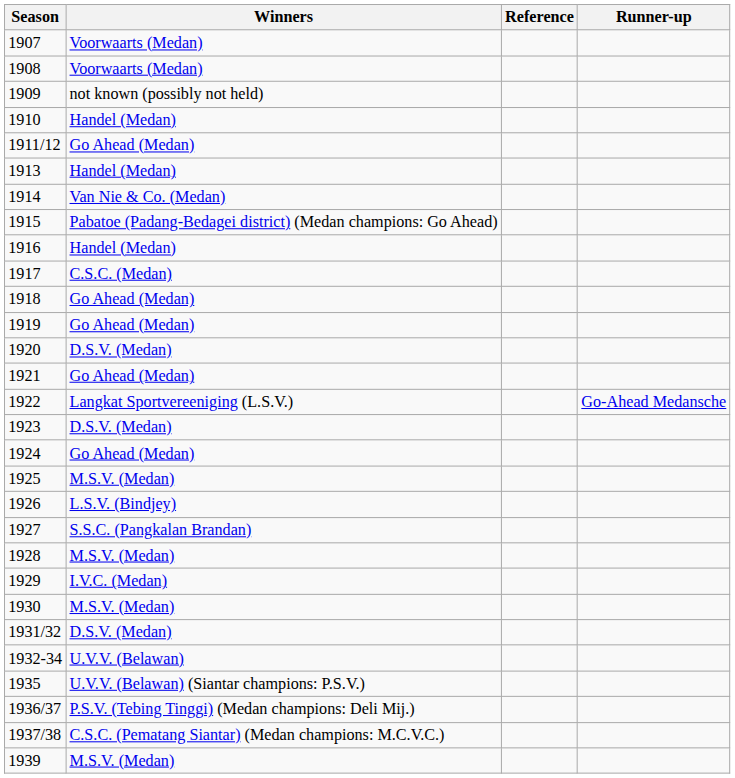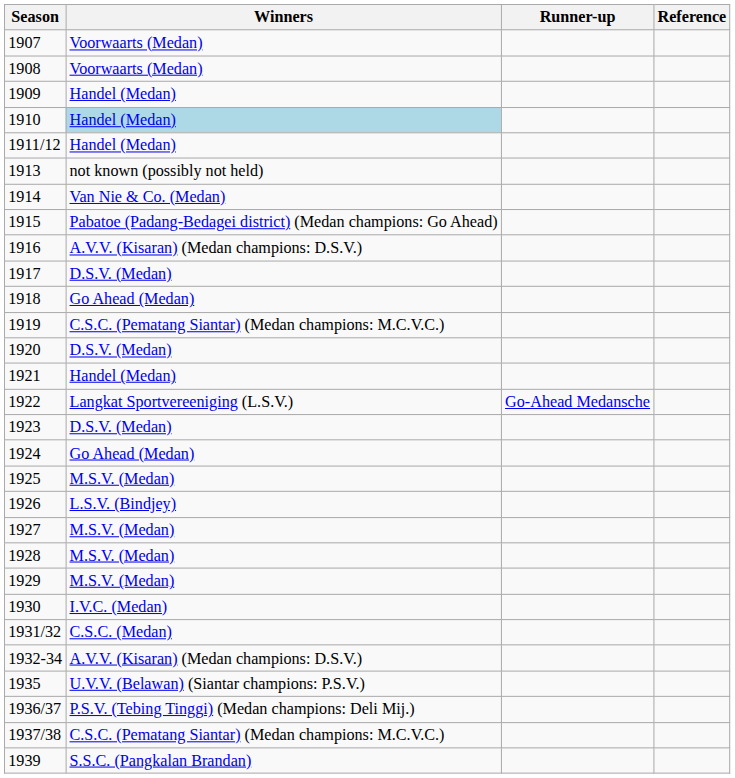columns swapped: (654, 17) <-> (539, 17)
(166, 94) not known (possibly not held) -> (123, 94) Handel (Medan)
(123, 119) no background -> (123, 119) lightblue background
(132, 145) Go Ahead (Medan) -> (123, 145) Handel (Medan)
(123, 171) Handel (Medan) -> (166, 171) not known (possibly not held)
(123, 247) Handel (Medan) -> (216, 247) A.V.V. (Kisaran) (Medan champions: D.S.V.)
(121, 273) C.S.C. (Medan) -> (121, 273) D.S.V. (Medan)
(132, 324) Go Ahead (Medan) -> (257, 324) C.S.C. (Pematang Siantar) (Medan champions: M.C.V.C.)
(132, 376) Go Ahead (Medan) -> (123, 376) Handel (Medan)
(160, 529) S.S.C. (Pangkalan Brandan) -> (122, 529) M.S.V. (Medan)
(118, 581) I.V.C. (Medan) -> (122, 581) M.S.V. (Medan)
(122, 606) M.S.V. (Medan) -> (118, 606) I.V.C. (Medan)
(121, 632) D.S.V. (Medan) -> (121, 632) C.S.C. (Medan)
(127, 658) U.V.V. (Belawan) -> (216, 658) A.V.V. (Kisaran) (Medan champions: D.S.V.)
(122, 760) M.S.V. (Medan) -> (160, 760) S.S.C. (Pangkalan Brandan)
